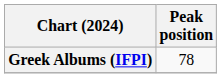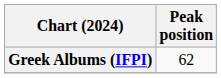(186, 60) 78 -> (186, 60) 62
